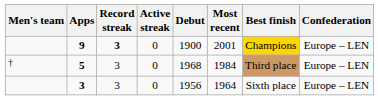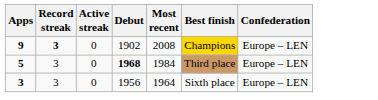- column: (36, 20)
(190, 45) 1900 -> (129, 45) 1902
(225, 45) 2001 -> (164, 45) 2008
(190, 65) normal -> (129, 64) bold
